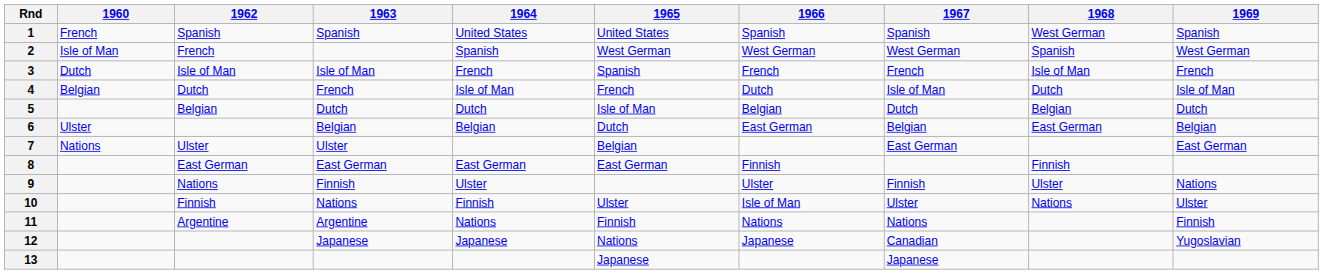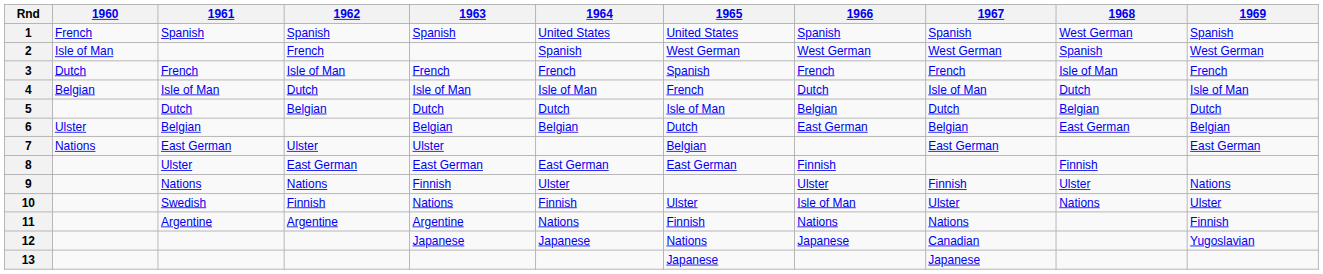+ column: (221, 14)
(346, 71) Isle of Man -> (431, 71) French
(335, 90) French -> (442, 90) Isle of Man
